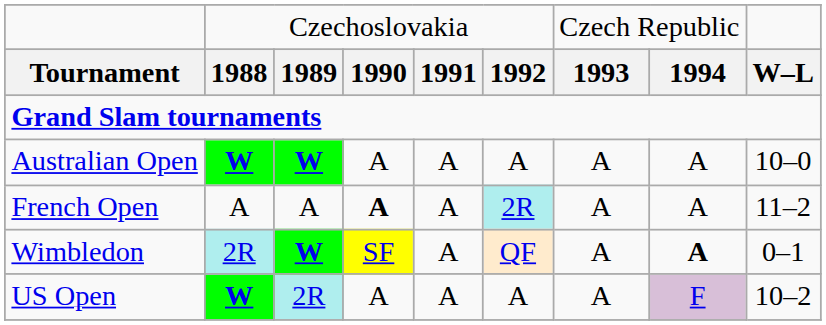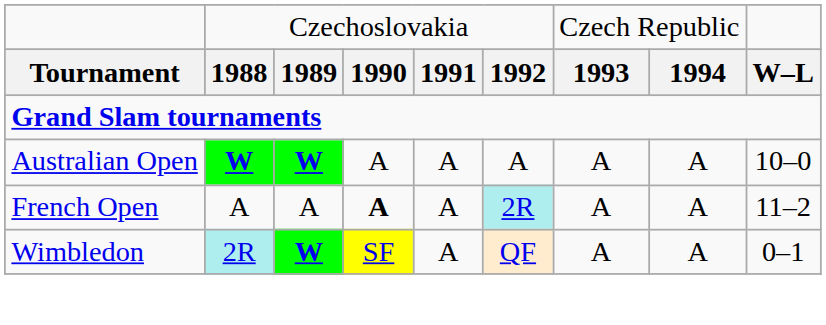(698, 251) bold -> (698, 251) normal
- row: (64, 296)
